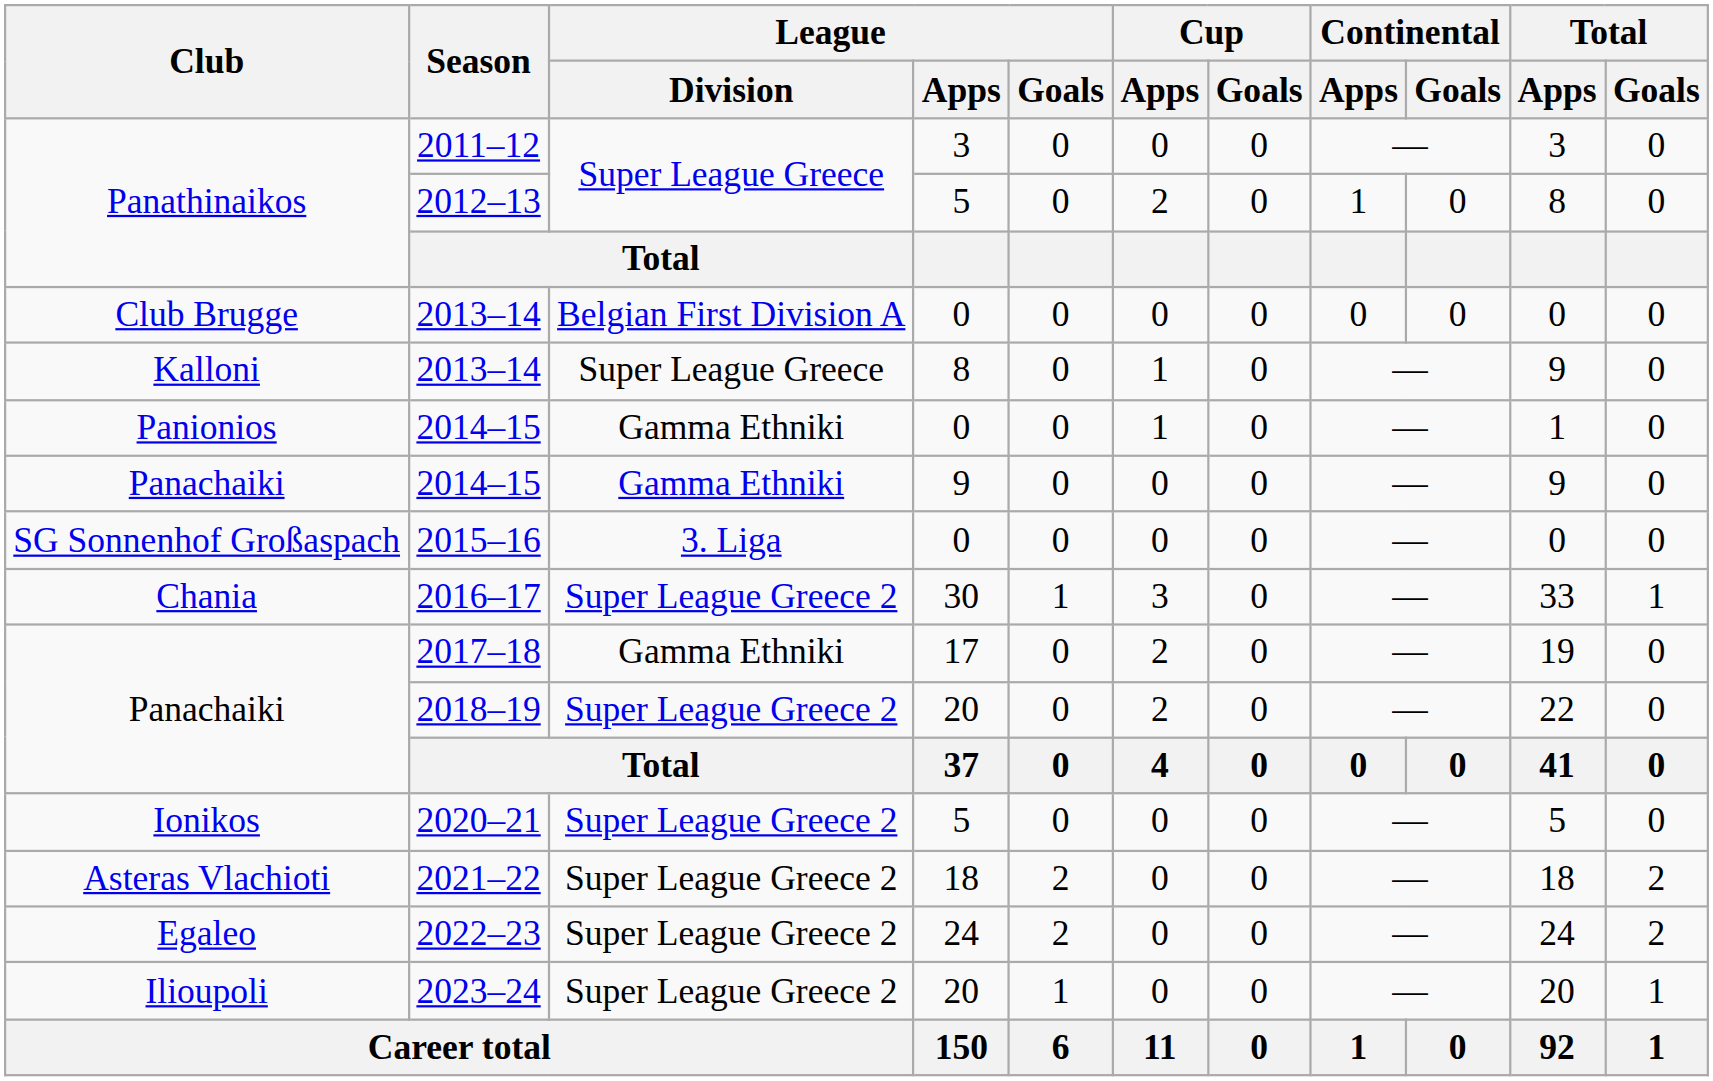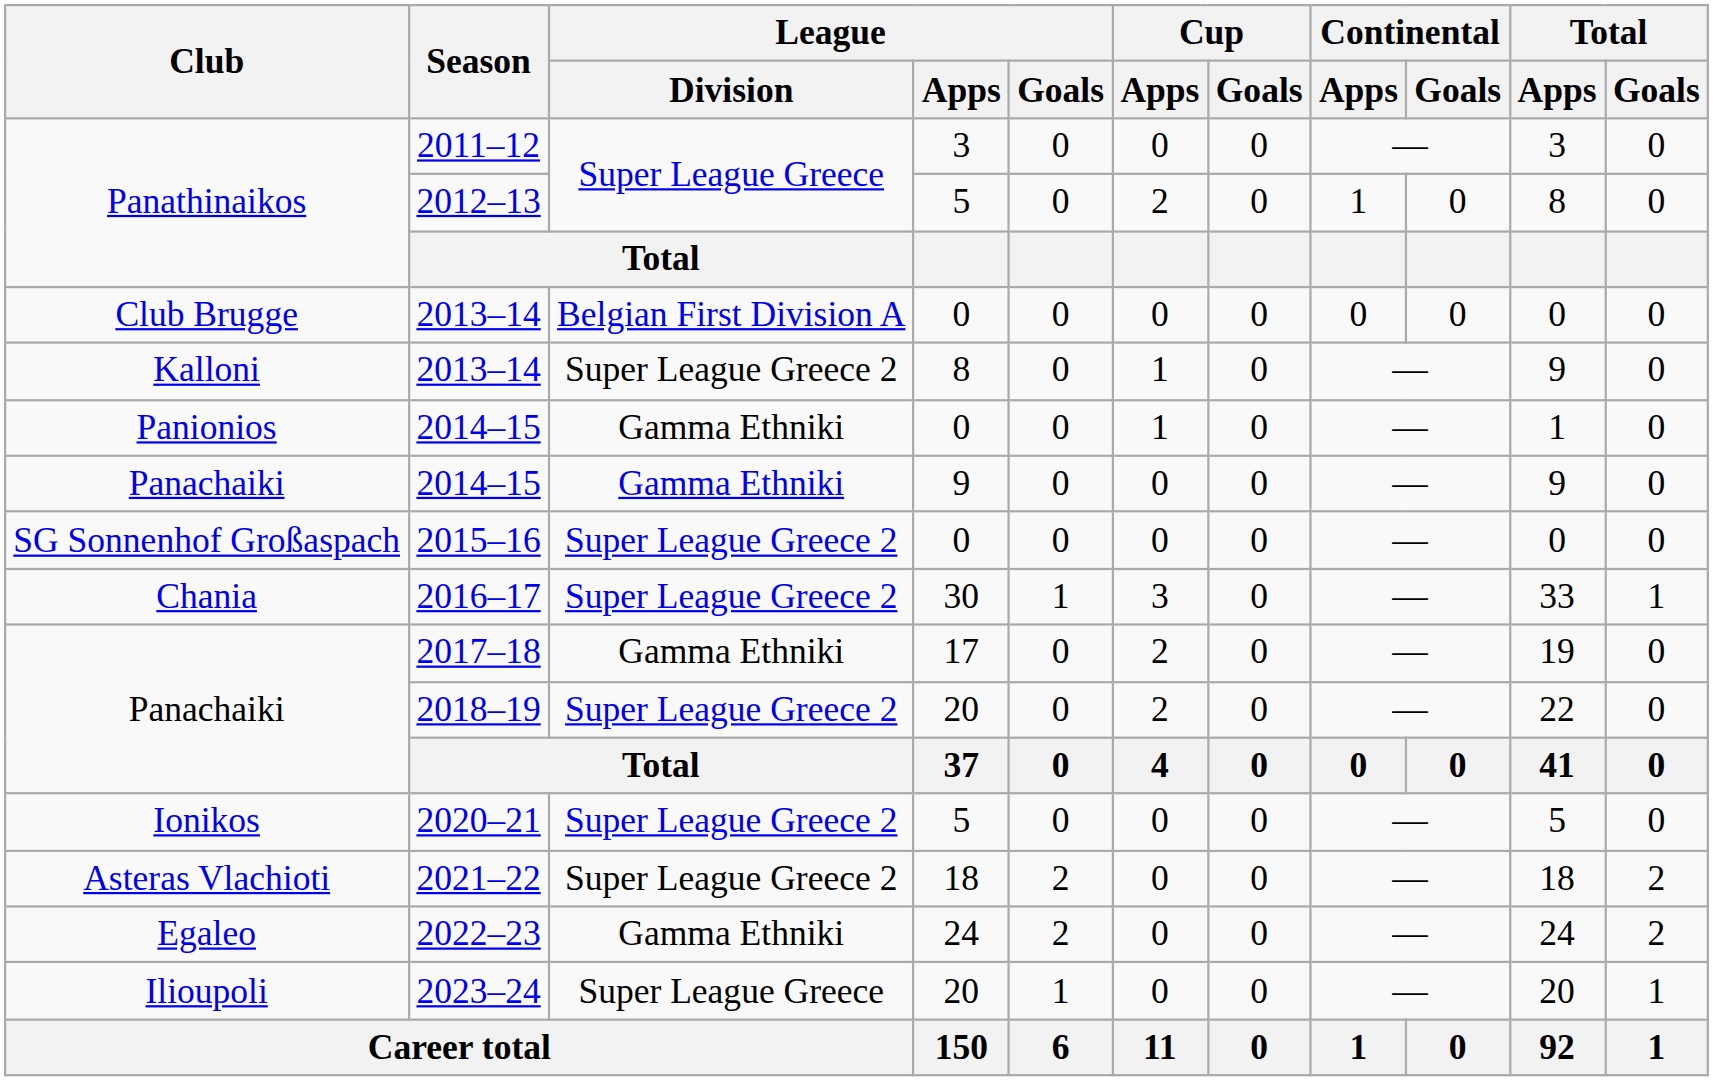(731, 370) Super League Greece -> (731, 370) Super League Greece 2
(731, 539) 3. Liga -> (731, 539) Super League Greece 2
(731, 933) Super League Greece 2 -> (731, 933) Gamma Ethniki
(731, 990) Super League Greece 2 -> (731, 990) Super League Greece
